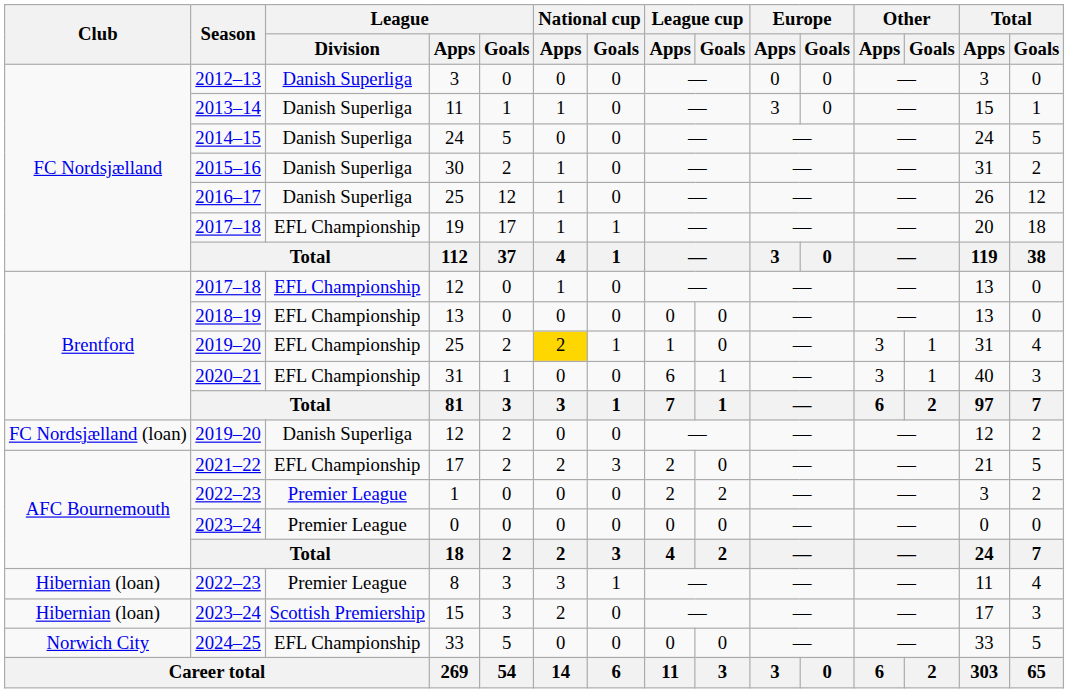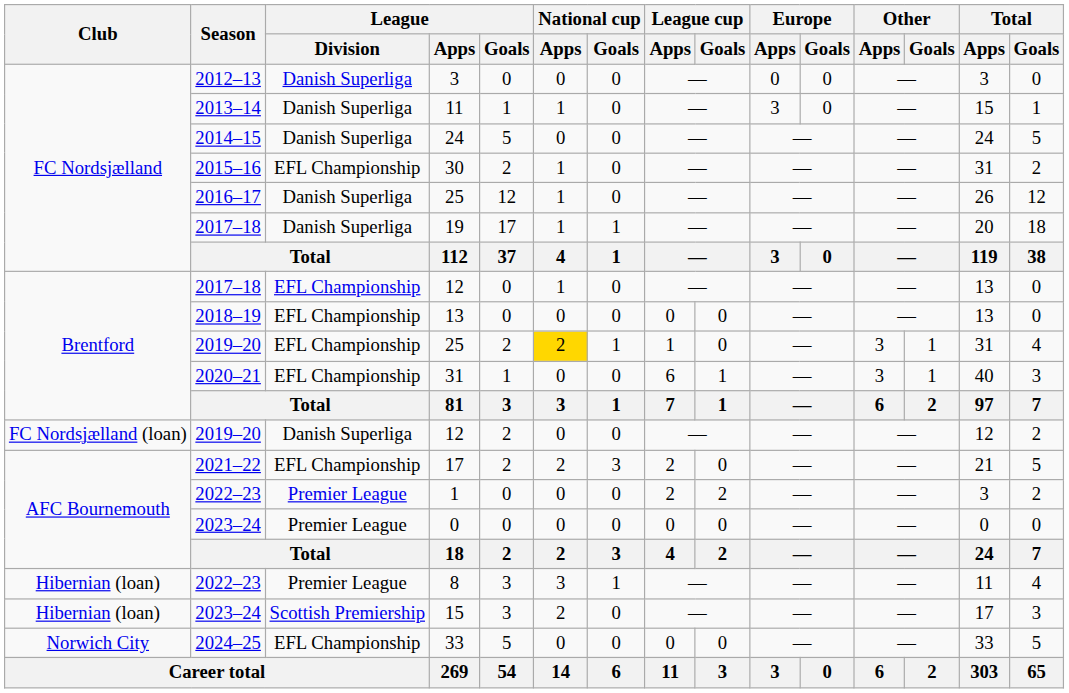(347, 167) Danish Superliga -> (347, 167) EFL Championship
(347, 227) EFL Championship -> (347, 227) Danish Superliga
